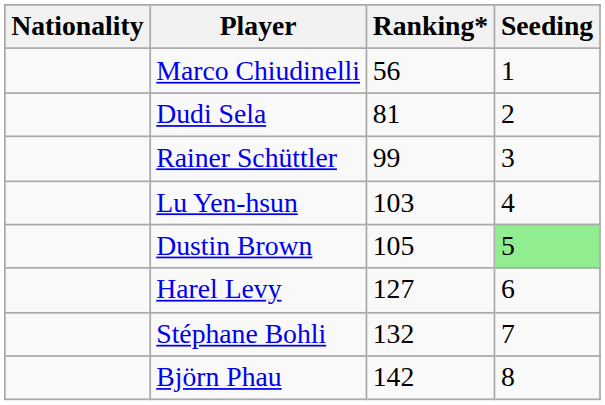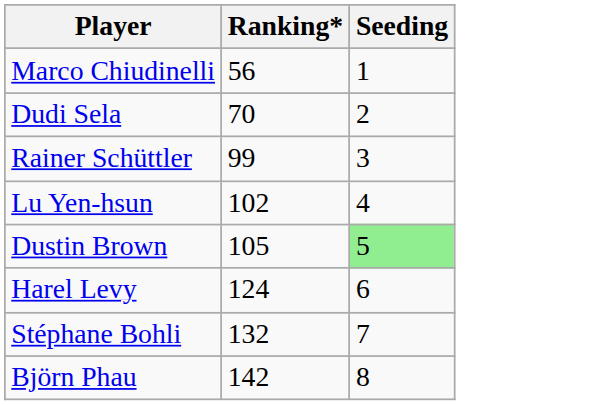- column: (77, 26)
(387, 114) 81 -> (242, 114) 70
(394, 202) 103 -> (248, 202) 102
(394, 289) 127 -> (248, 289) 124
